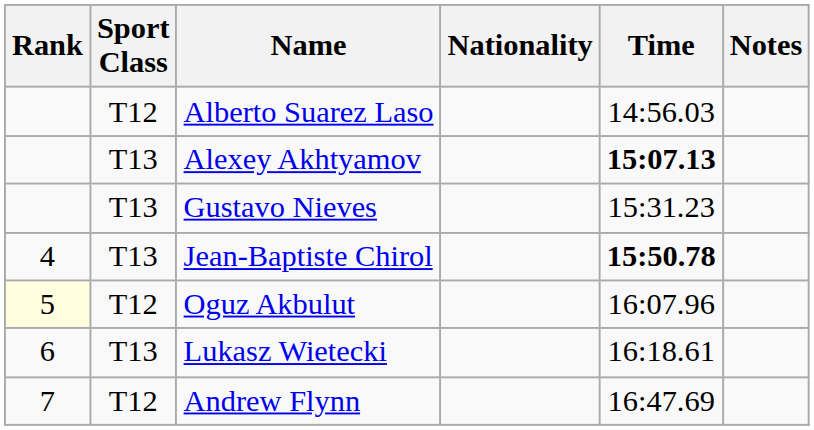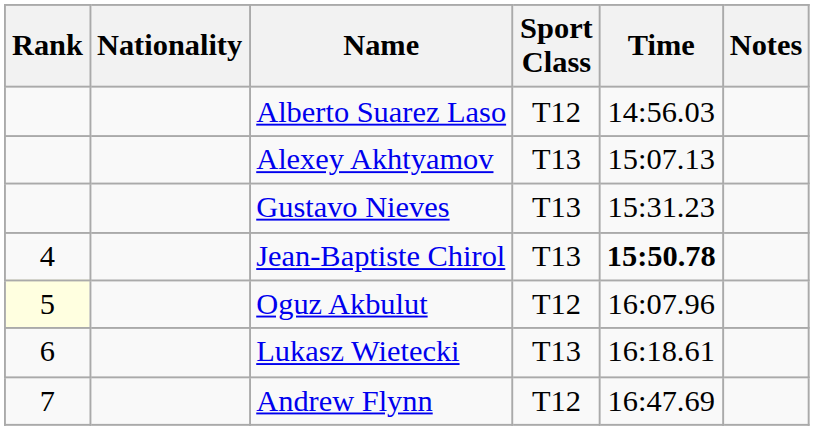columns swapped: (133, 45) <-> (520, 45)
(661, 159) bold -> (661, 159) normal
